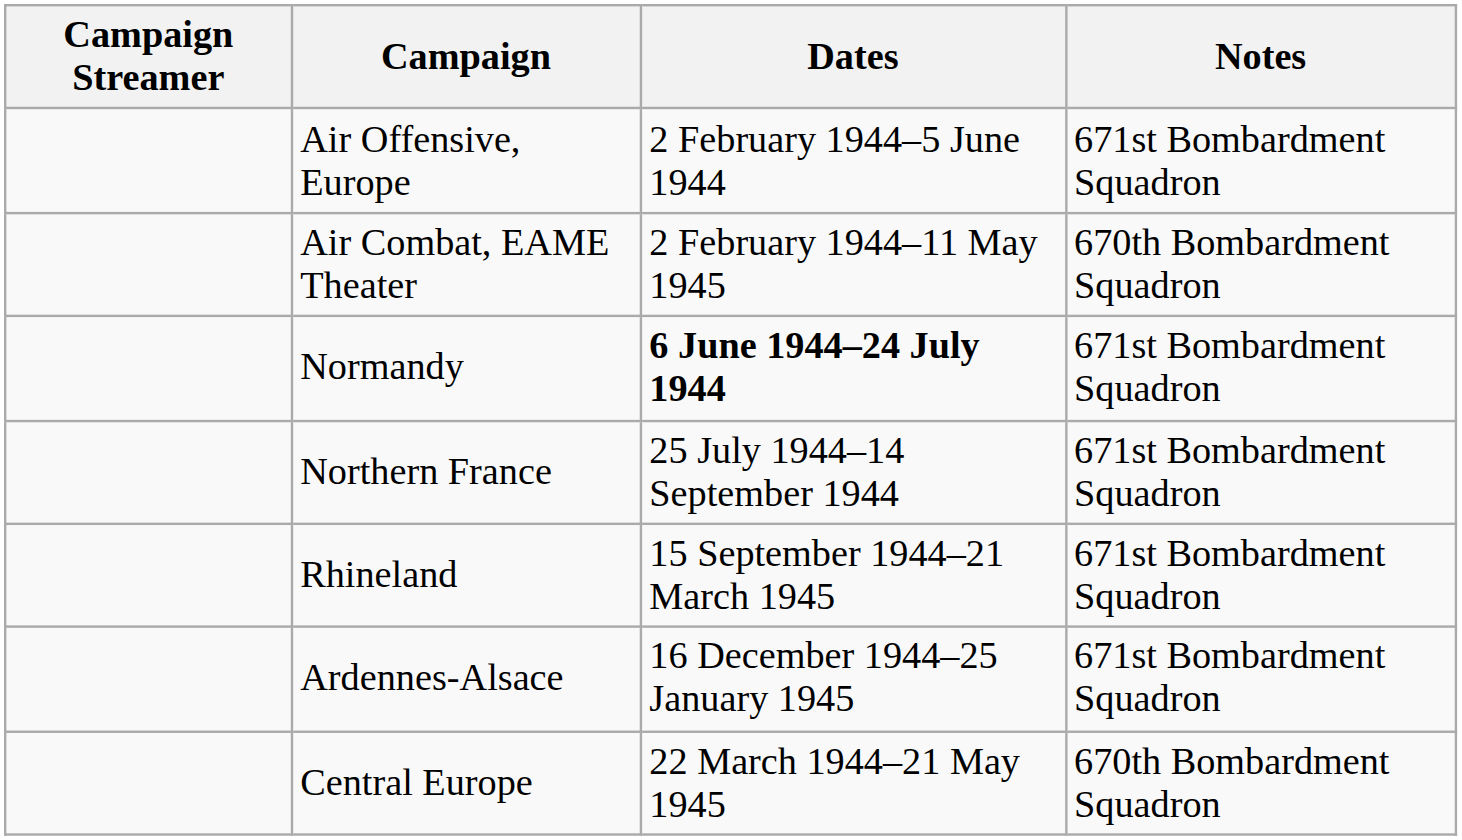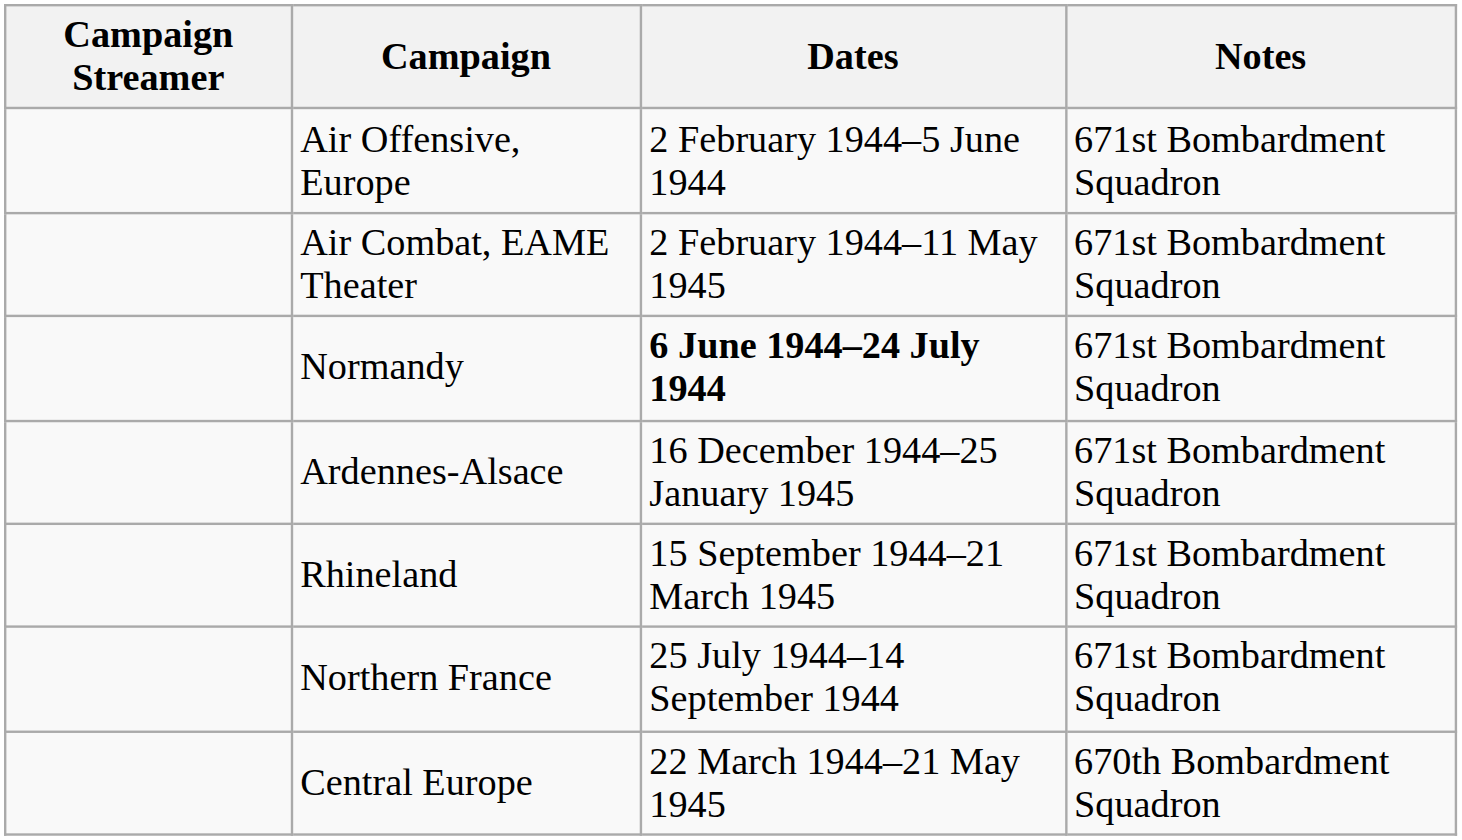(1232, 263) 670th Bombardment Squadron -> (1230, 263) 671st Bombardment Squadron
rows swapped: (426, 470) <-> (432, 678)
